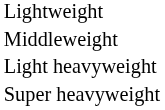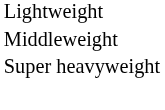- row: (80, 66)
